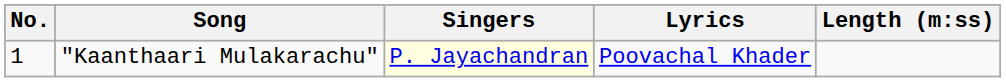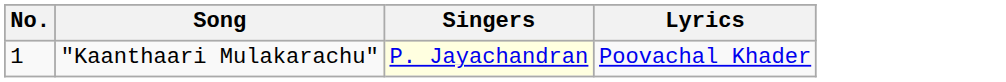- column: (908, 23)
